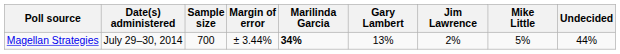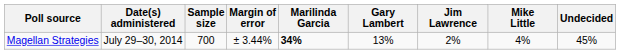(523, 40) 5% -> (523, 40) 4%
(587, 40) 44% -> (587, 40) 45%
